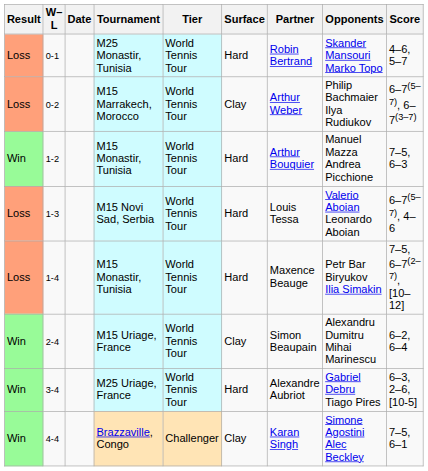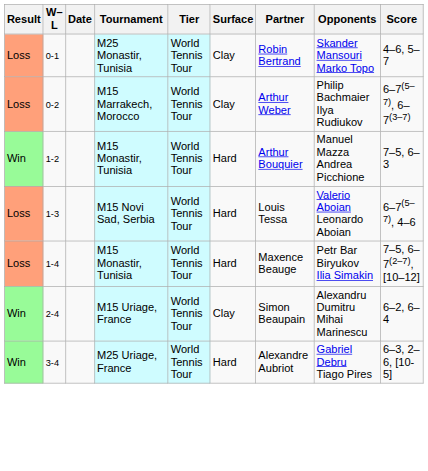(236, 55) Hard -> (224, 55) Clay
- row: (52, 439)
